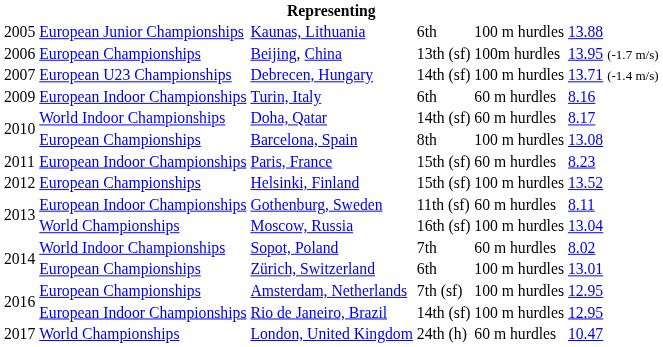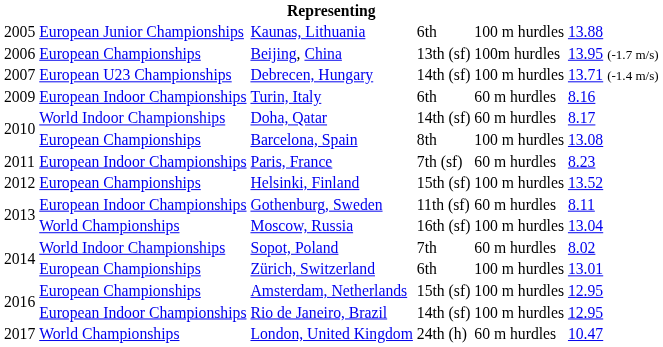(444, 161) 15th (sf) -> (440, 161) 7th (sf)
(440, 291) 7th (sf) -> (444, 291) 15th (sf)
